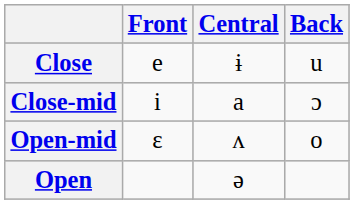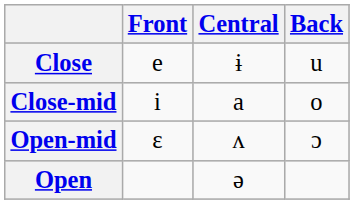(316, 101) ɔ -> (316, 101) o
(316, 140) o -> (316, 140) ɔ
